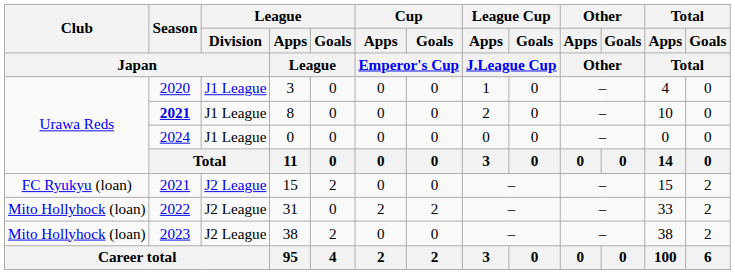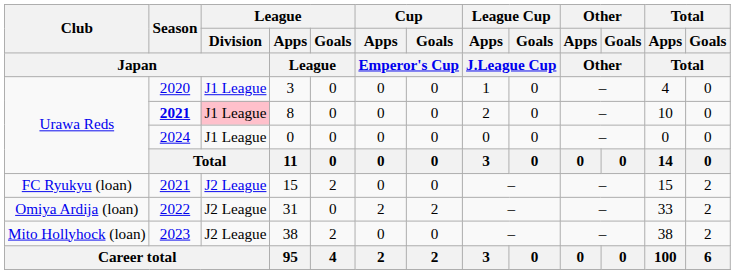(235, 112) no background -> (235, 112) pink background
(77, 209) Mito Hollyhock (loan) -> (77, 209) Omiya Ardija (loan)
